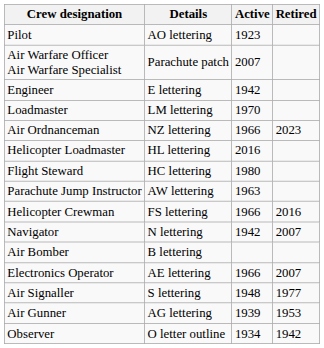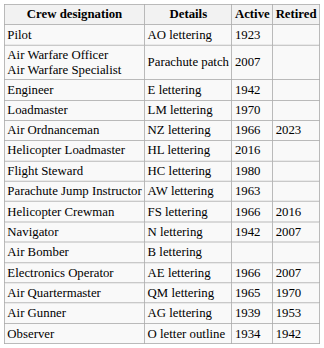+ row: (54, 292)
- row: (41, 292)
